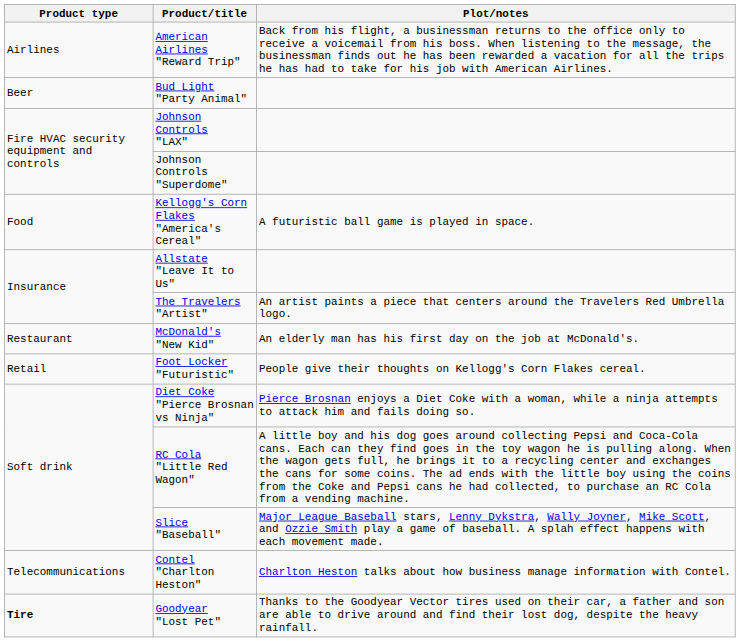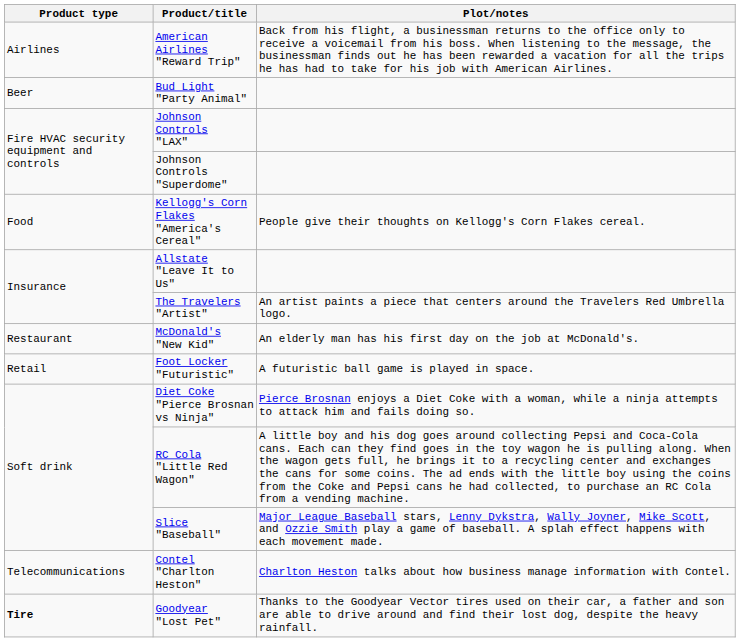(397, 222) A futuristic ball game is played in space. -> (452, 222) People give their thoughts on Kellogg's Corn Flakes cereal.
(452, 369) People give their thoughts on Kellogg's Corn Flakes cereal. -> (397, 369) A futuristic ball game is played in space.
